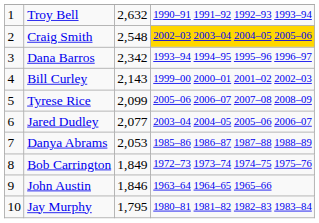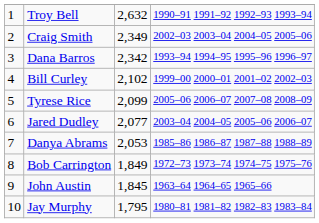(132, 36) 2,548 -> (132, 36) 2,349
(233, 36) gold background -> (233, 36) no background
(132, 79) 2,143 -> (132, 79) 2,102
(132, 185) 1,846 -> (132, 185) 1,845
